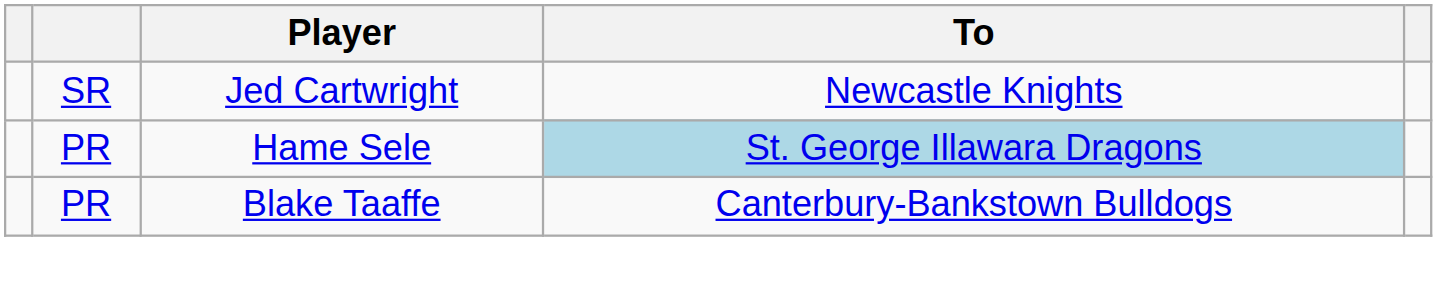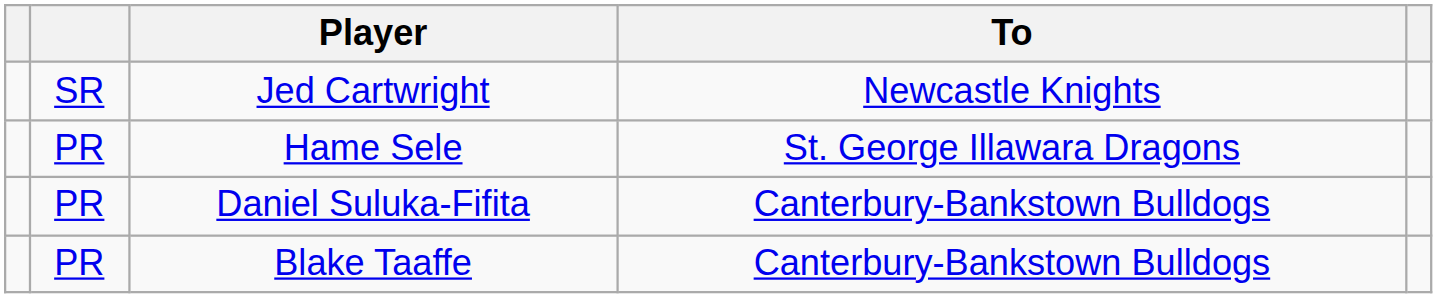(974, 147) lightblue background -> (1012, 147) no background
+ row: (373, 205)
